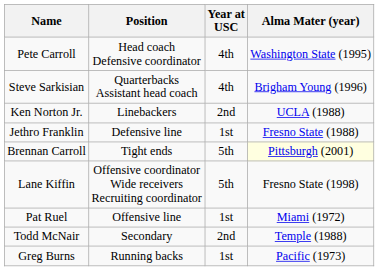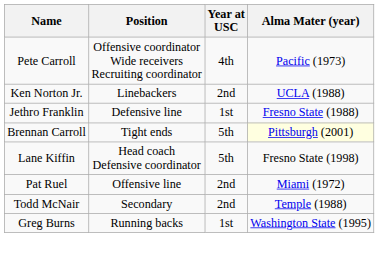(147, 53) Head coach Defensive coordinator -> (147, 60) Offensive coordinator Wide receivers Recruiting coordinator
(311, 53) Washington State (1995) -> (311, 60) Pacific (1973)
- row: (47, 86)
(147, 184) Offensive coordinator Wide receivers Recruiting coordinator -> (147, 158) Head coach Defensive coordinator
(226, 217) 1st -> (226, 184) 2nd
(311, 256) Pacific (1973) -> (311, 223) Washington State (1995)
